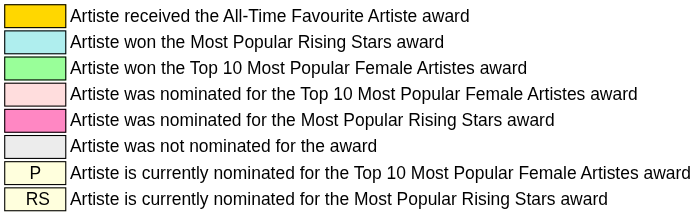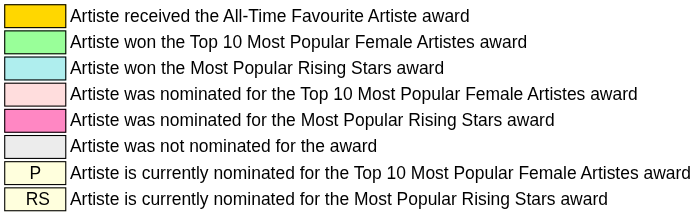rows swapped: (299, 68) <-> (257, 42)
